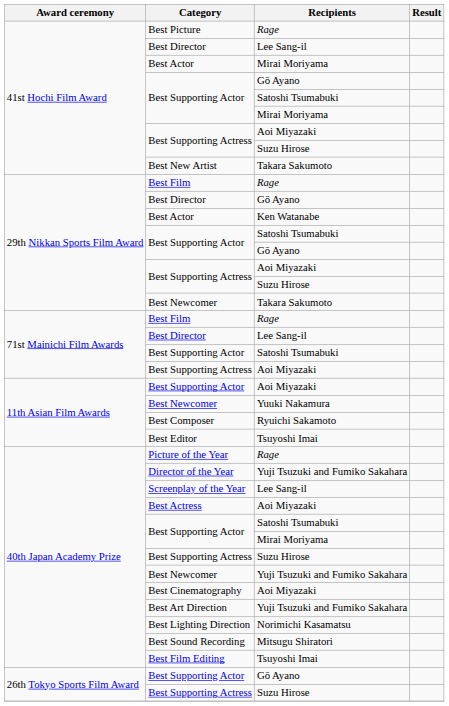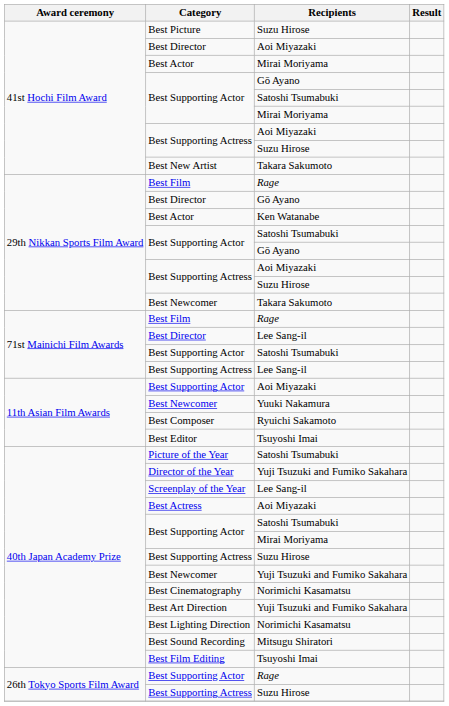(268, 30) Rage -> (283, 30) Suzu Hirose
(282, 47) Lee Sang-il -> (287, 47) Aoi Miyazaki
(287, 370) Aoi Miyazaki -> (282, 370) Lee Sang-il
(268, 455) Rage -> (298, 455) Satoshi Tsumabuki
(287, 591) Aoi Miyazaki -> (304, 591) Norimichi Kasamatsu
(278, 676) Gō Ayano -> (268, 676) Rage
